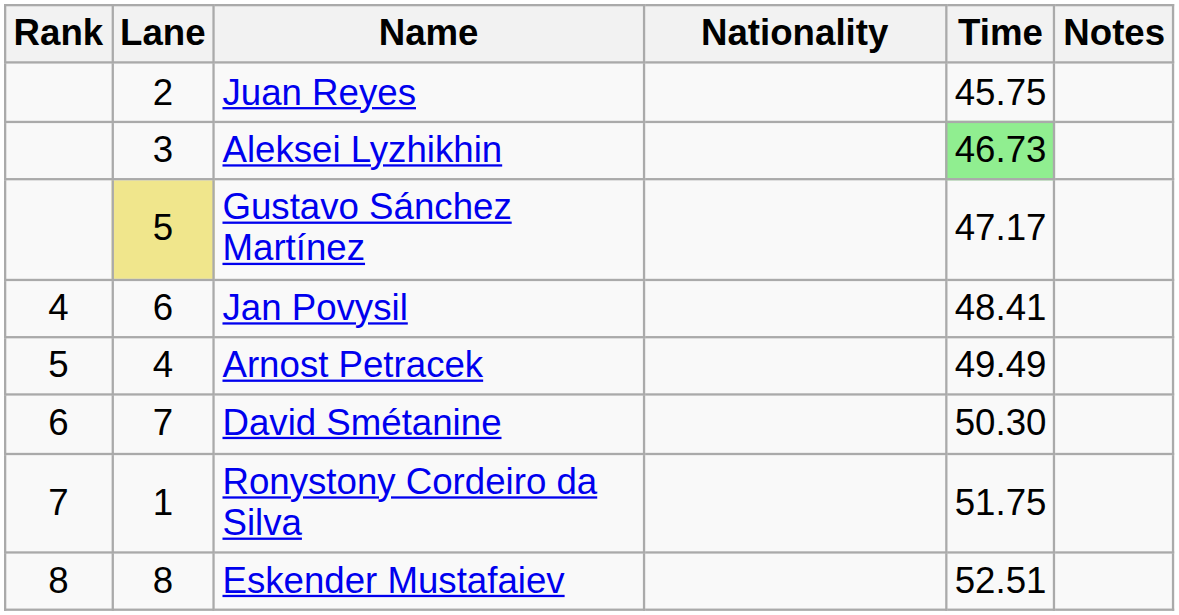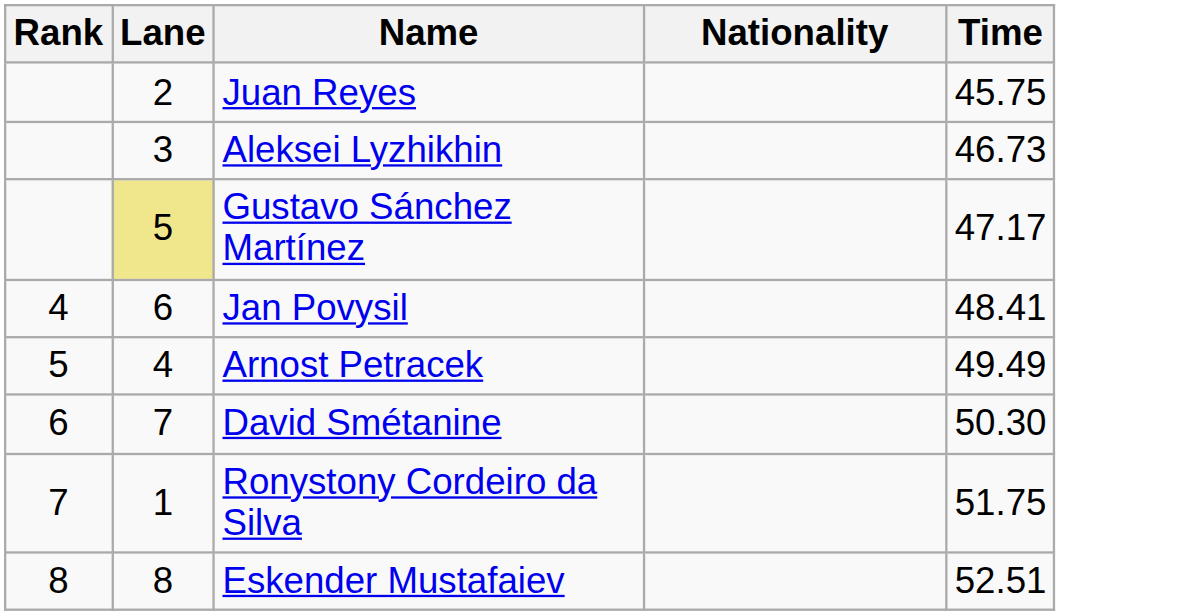- column: (1114, 33)
(1001, 149) lightgreen background -> (1001, 149) no background
